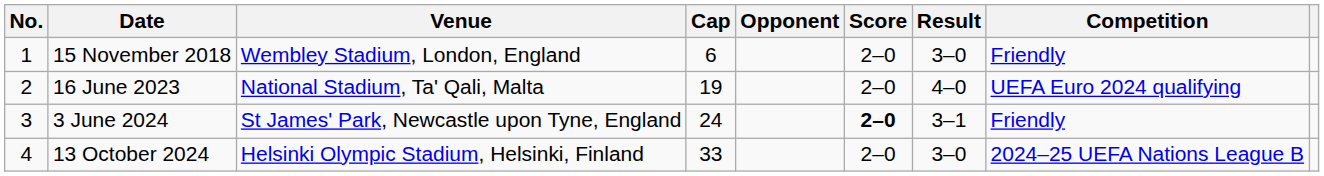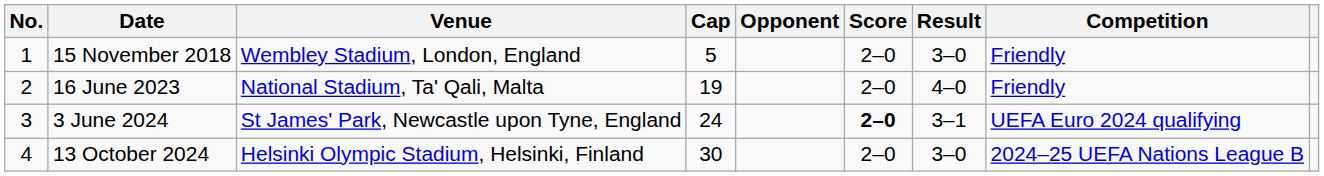(711, 54) 6 -> (711, 54) 5
(1116, 87) UEFA Euro 2024 qualifying -> (1028, 87) Friendly
(1028, 120) Friendly -> (1116, 120) UEFA Euro 2024 qualifying
(711, 154) 33 -> (711, 154) 30
